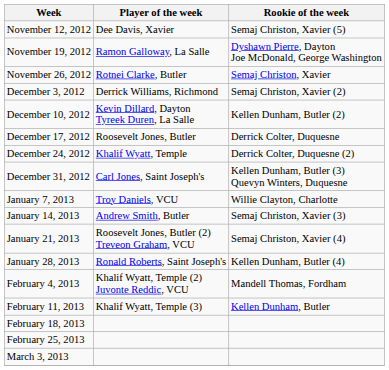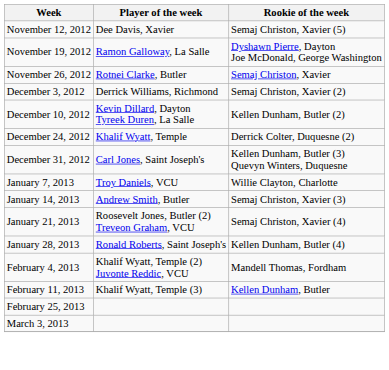- row: (48, 137)
- row: (46, 323)
